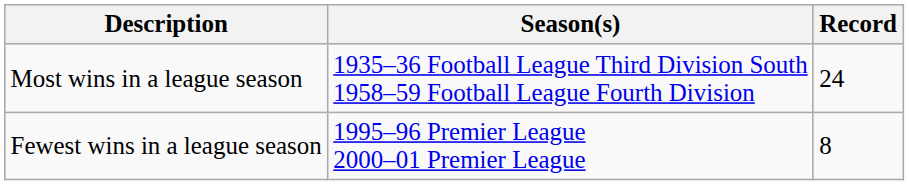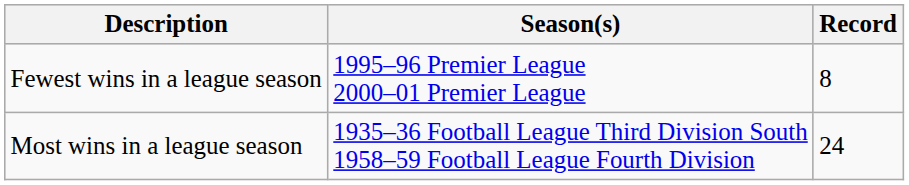rows swapped: (156, 77) <-> (166, 145)
